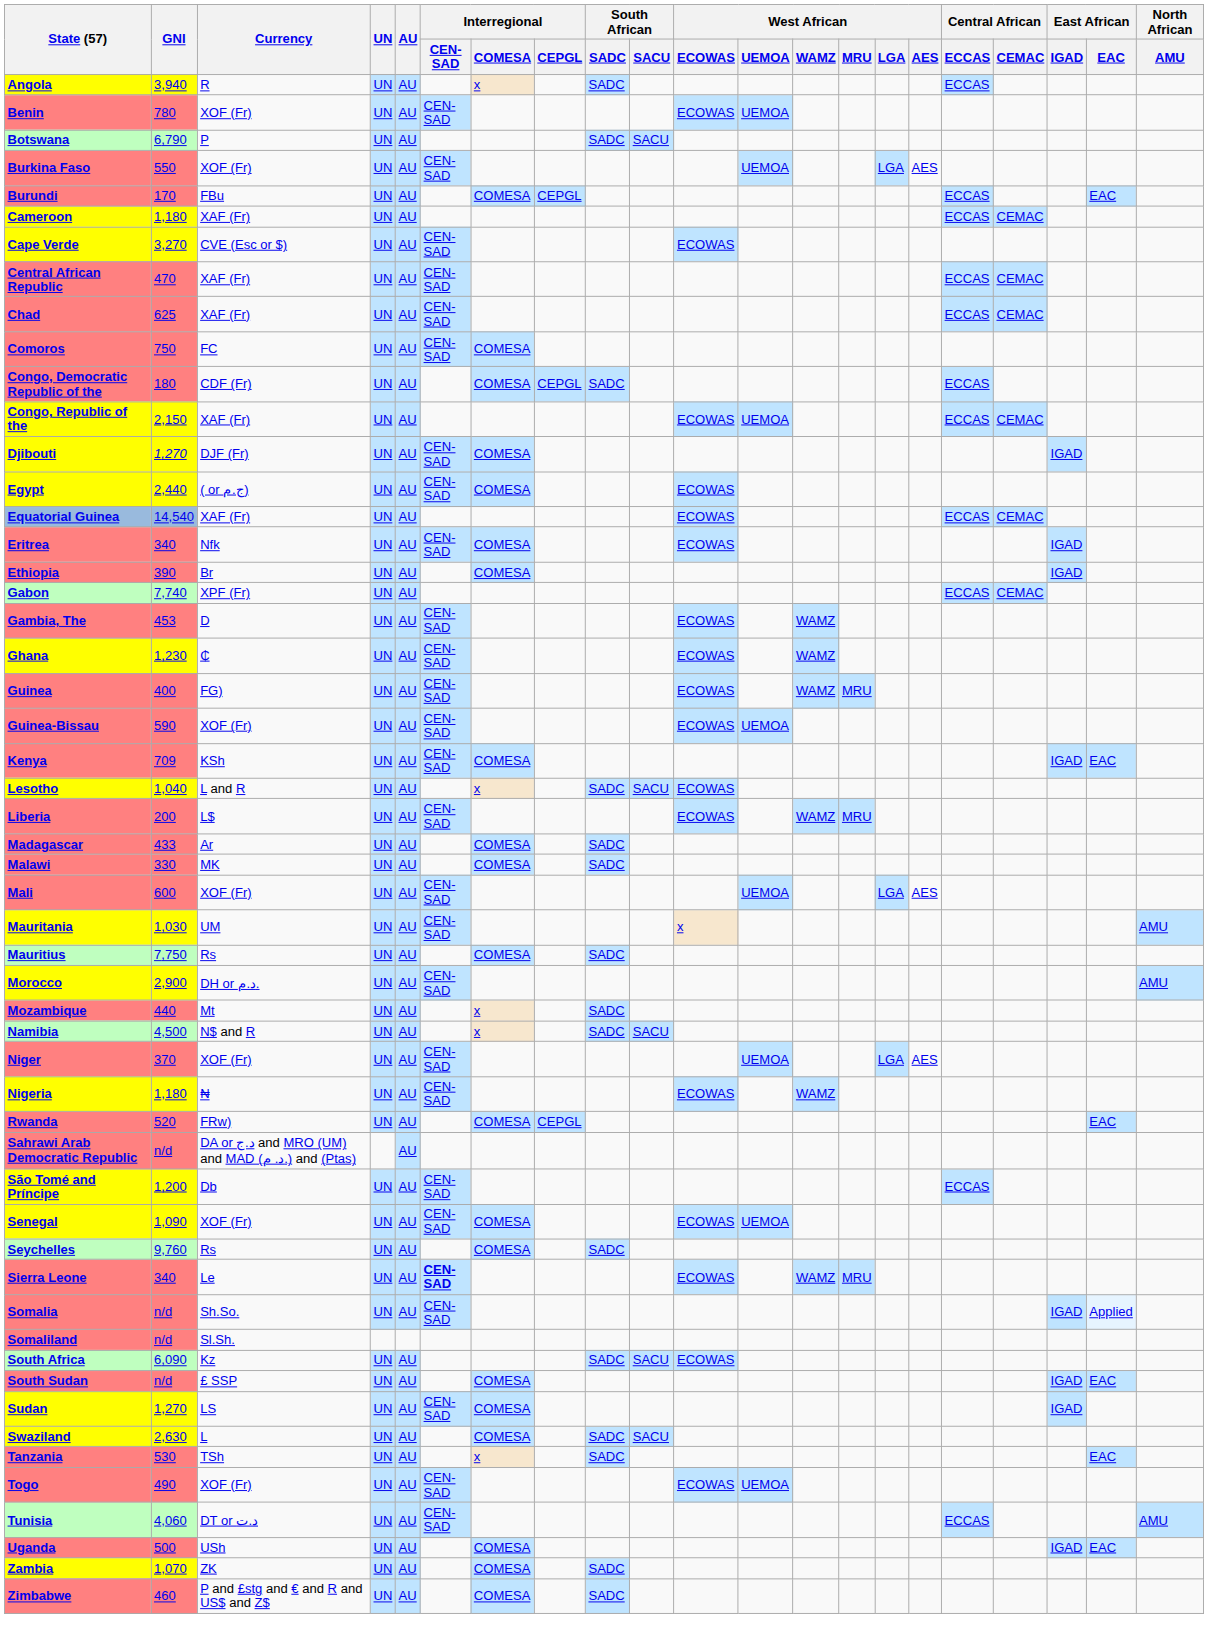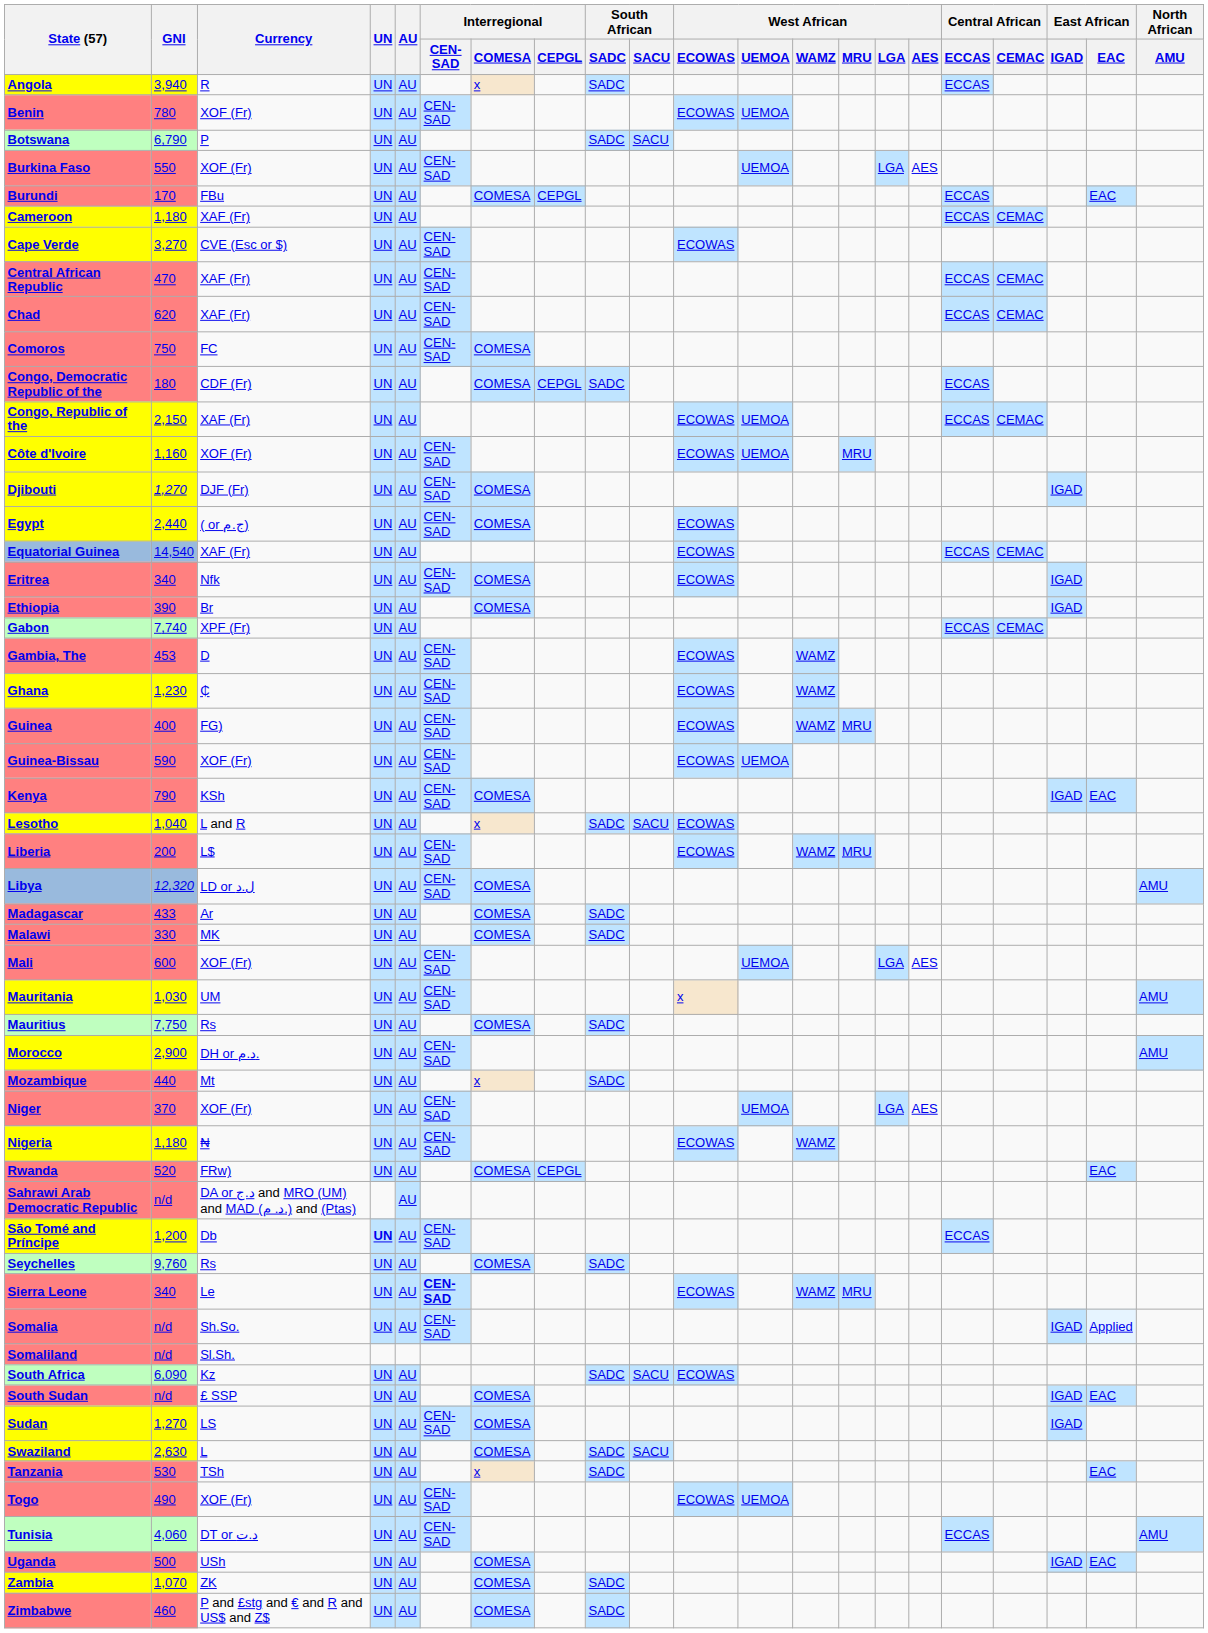(165, 314) 625 -> (165, 314) 620
+ row: (47, 454)
(165, 760) 709 -> (165, 795) 790
+ row: (25, 886)
- row: (33, 1031)
(383, 1186) normal -> (383, 1235) bold
- row: (33, 1221)
